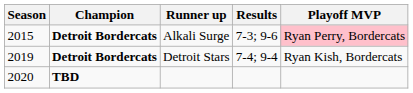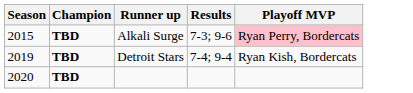(105, 35) Detroit Bordercats -> (66, 35) TBD
(105, 56) Detroit Bordercats -> (66, 56) TBD
